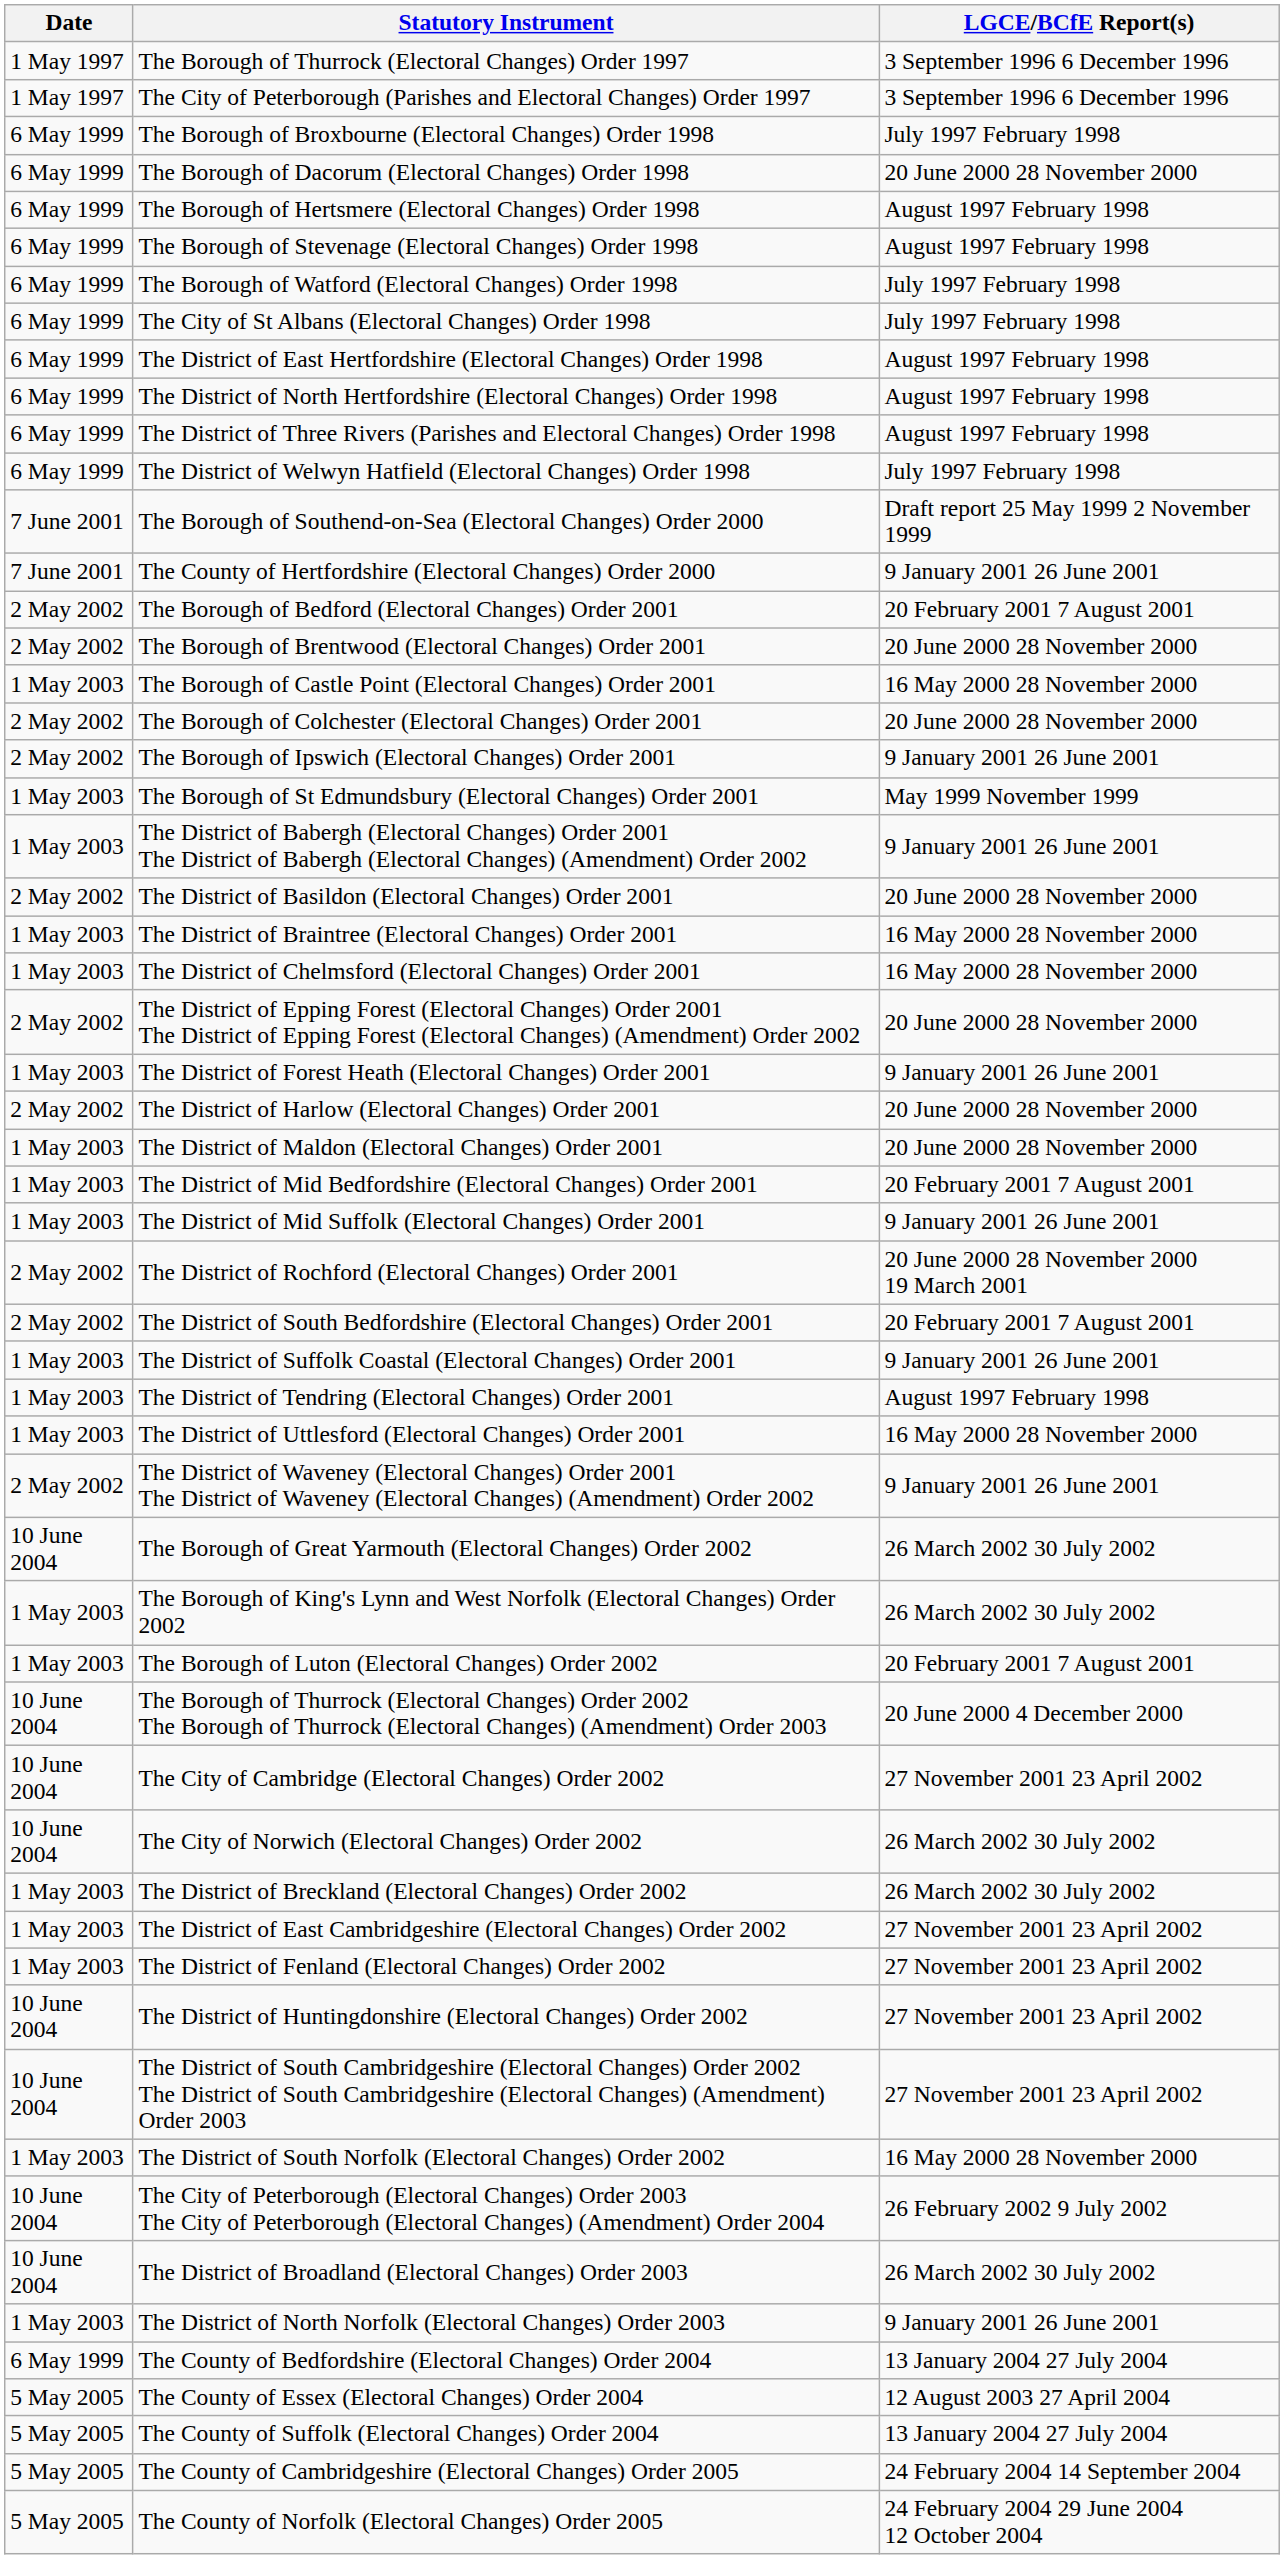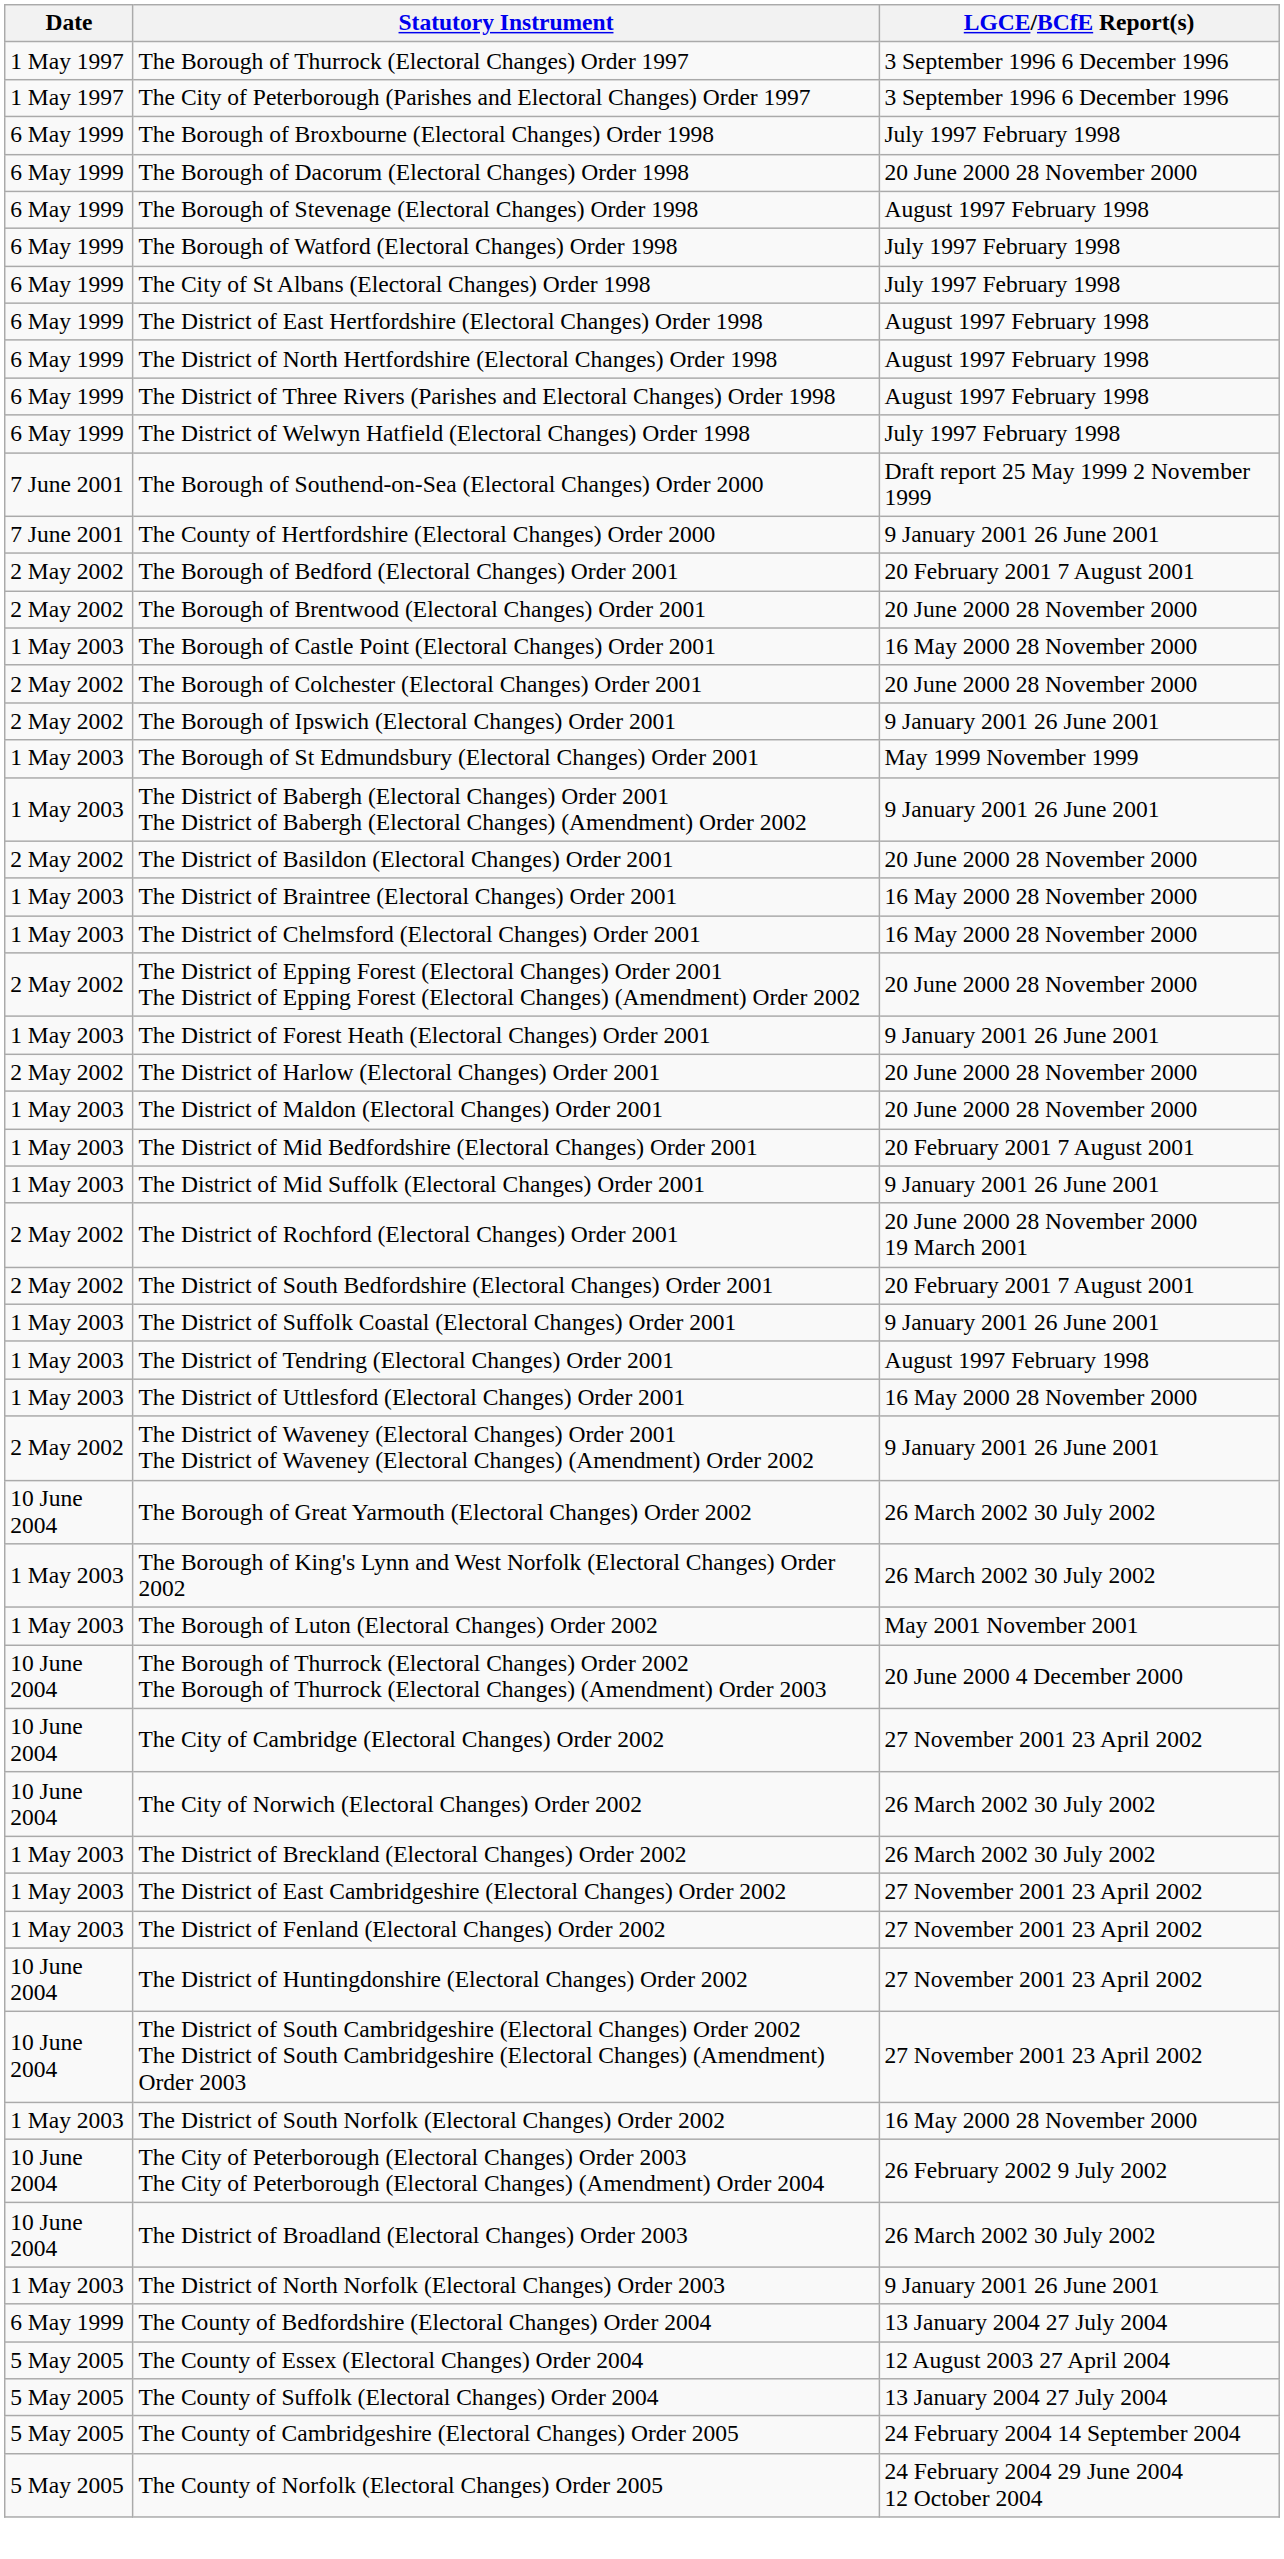- row: (419, 209)
(1040, 1663) 20 February 2001 7 August 2001 -> (1011, 1625) May 2001 November 2001
